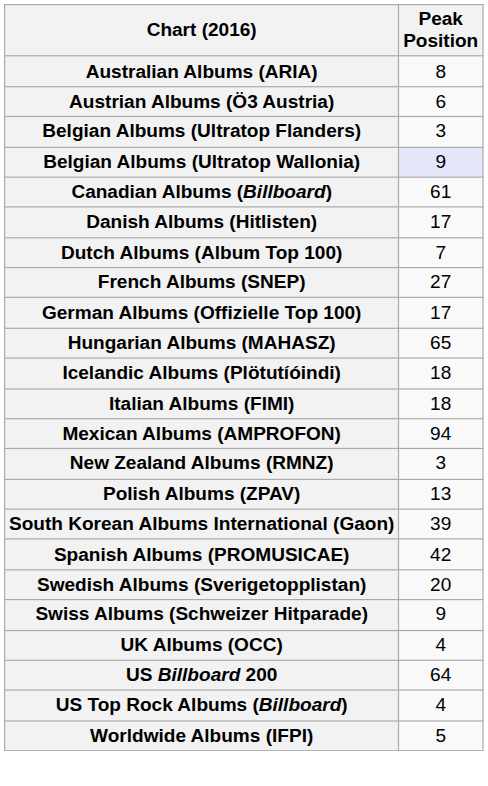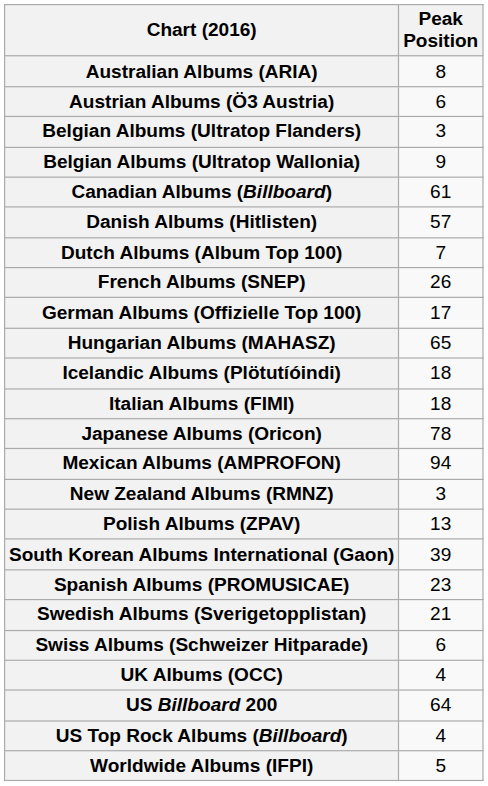(441, 161) lavender background -> (441, 161) no background
(441, 222) 17 -> (441, 222) 57
(441, 282) 27 -> (441, 282) 26
+ row: (202, 433)
(441, 554) 42 -> (441, 584) 23
(441, 584) 20 -> (441, 614) 21
(441, 614) 9 -> (441, 644) 6
